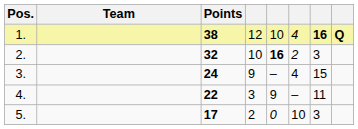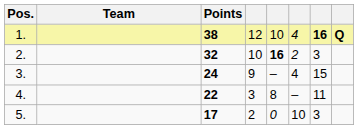(273, 94) 9 -> (273, 94) 8
